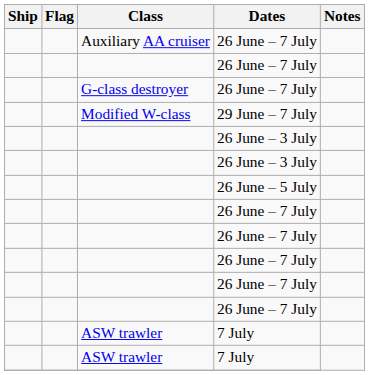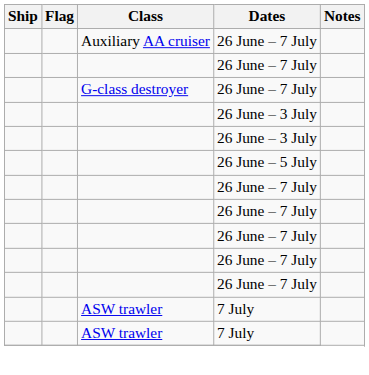- row: (136, 114)
